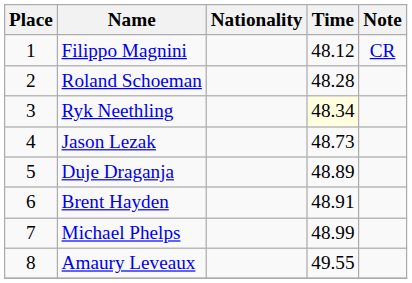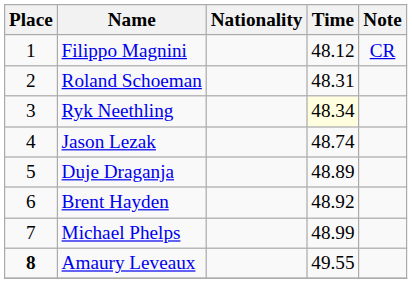(333, 80) 48.28 -> (333, 80) 48.31
(333, 141) 48.73 -> (333, 141) 48.74
(333, 202) 48.91 -> (333, 202) 48.92
(31, 263) normal -> (31, 263) bold
